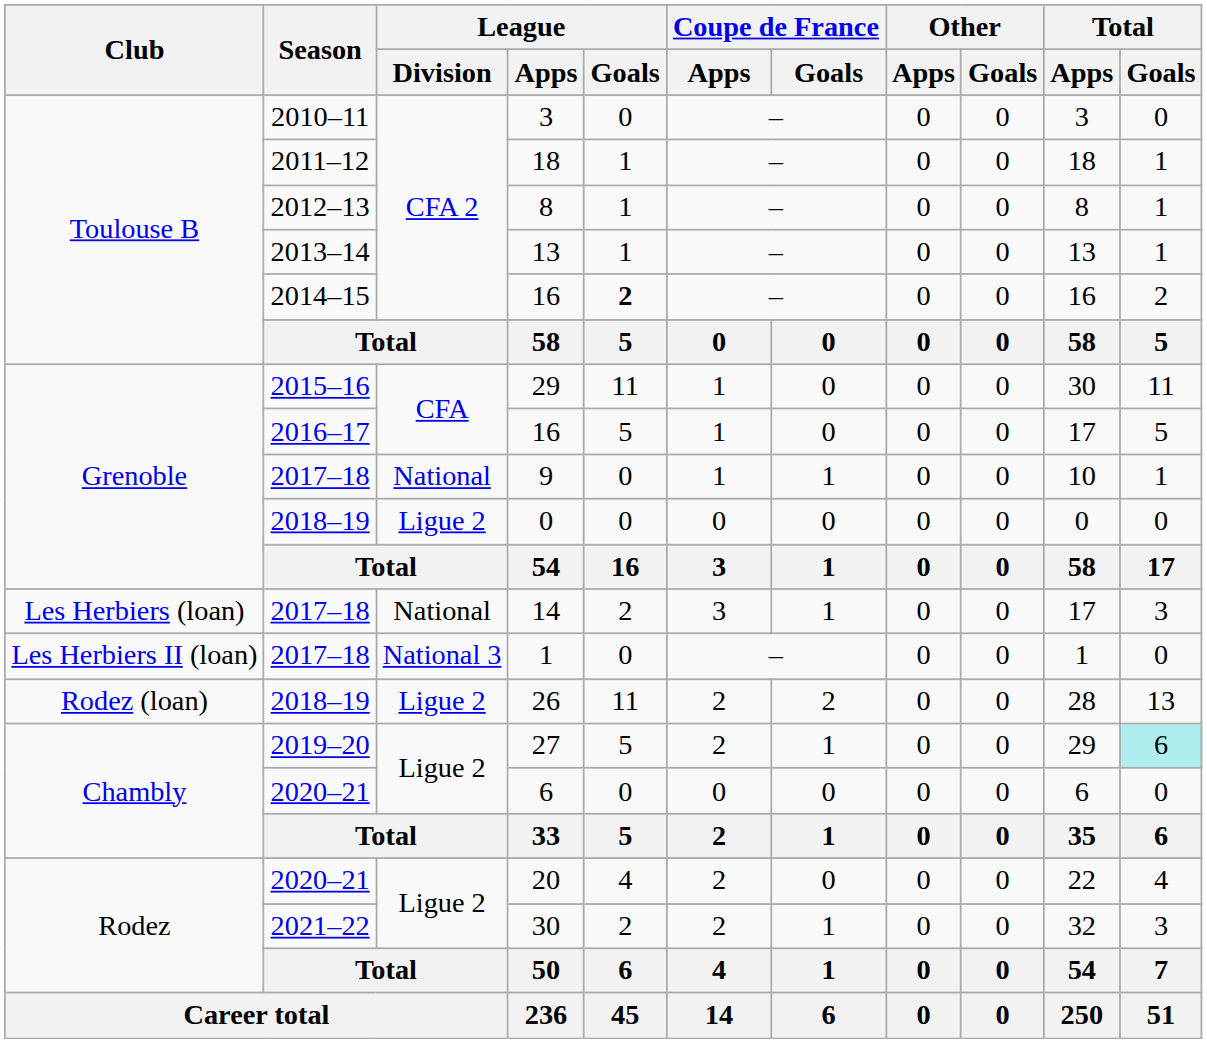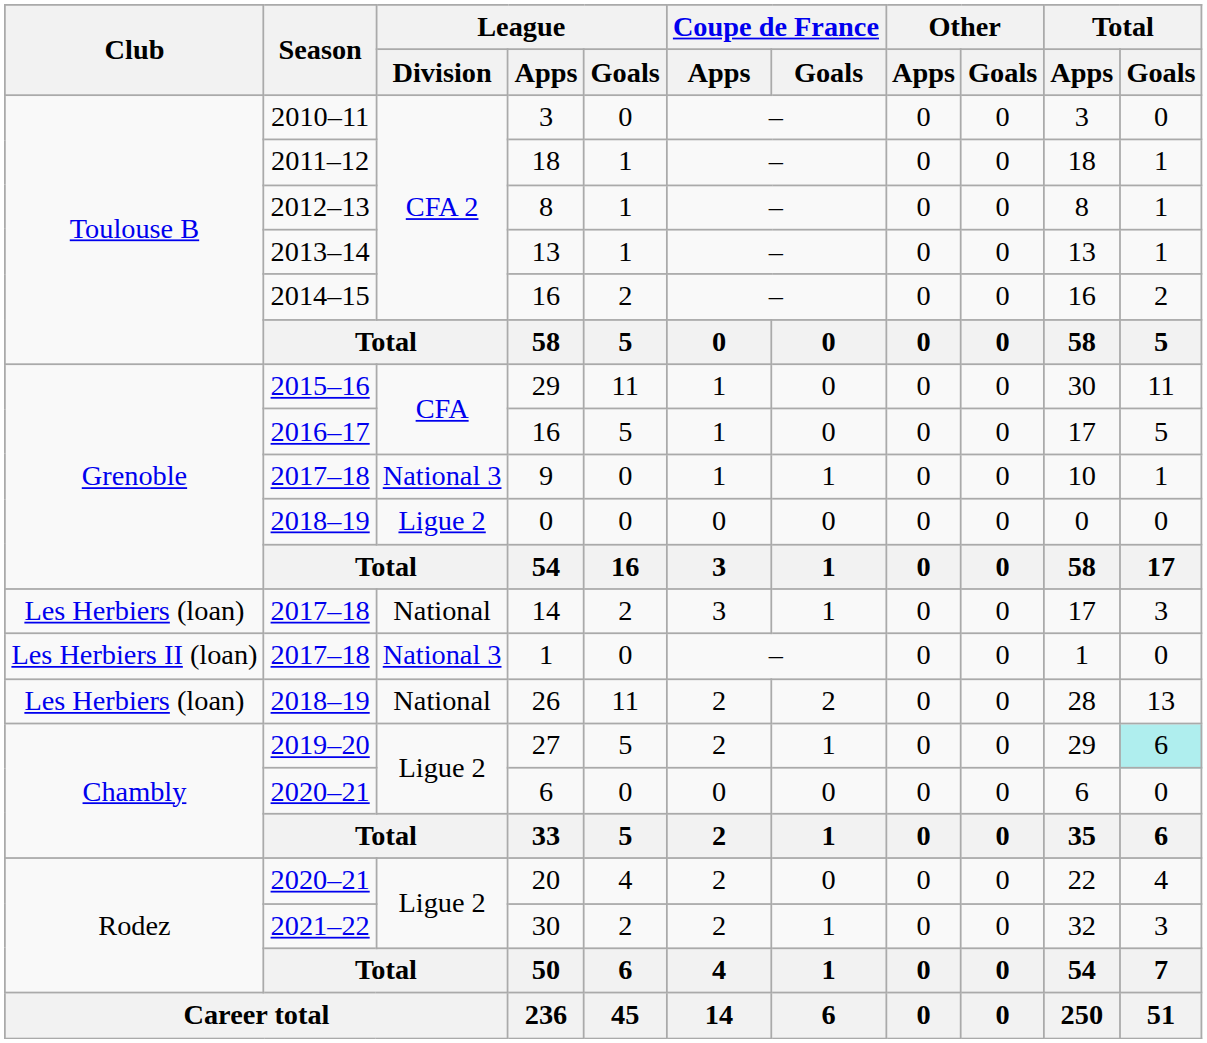(625, 296) bold -> (625, 296) normal
(442, 476) National -> (442, 476) National 3
(134, 700) Rodez (loan) -> (134, 700) Les Herbiers (loan)
(442, 700) Ligue 2 -> (442, 700) National
